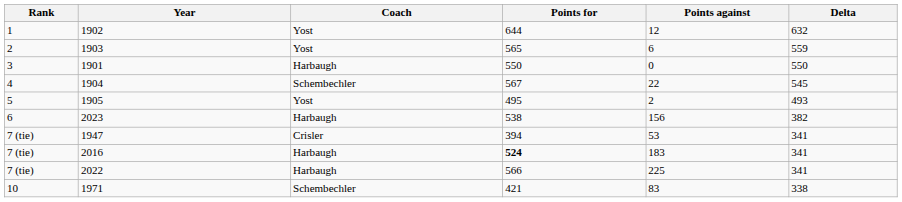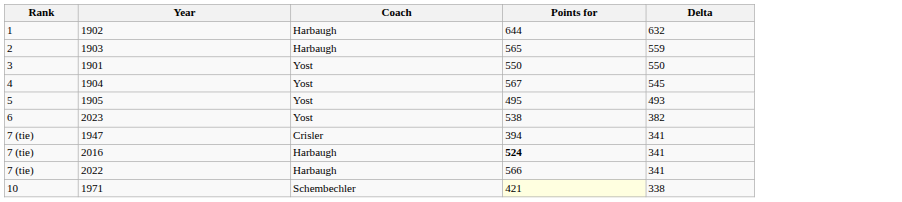- column: (717, 13)
(303, 30) Yost -> (315, 30) Harbaugh
(303, 48) Yost -> (315, 48) Harbaugh
(315, 65) Harbaugh -> (303, 65) Yost
(324, 83) Schembechler -> (303, 83) Yost
(315, 118) Harbaugh -> (303, 118) Yost
(513, 188) no background -> (513, 188) lightyellow background
